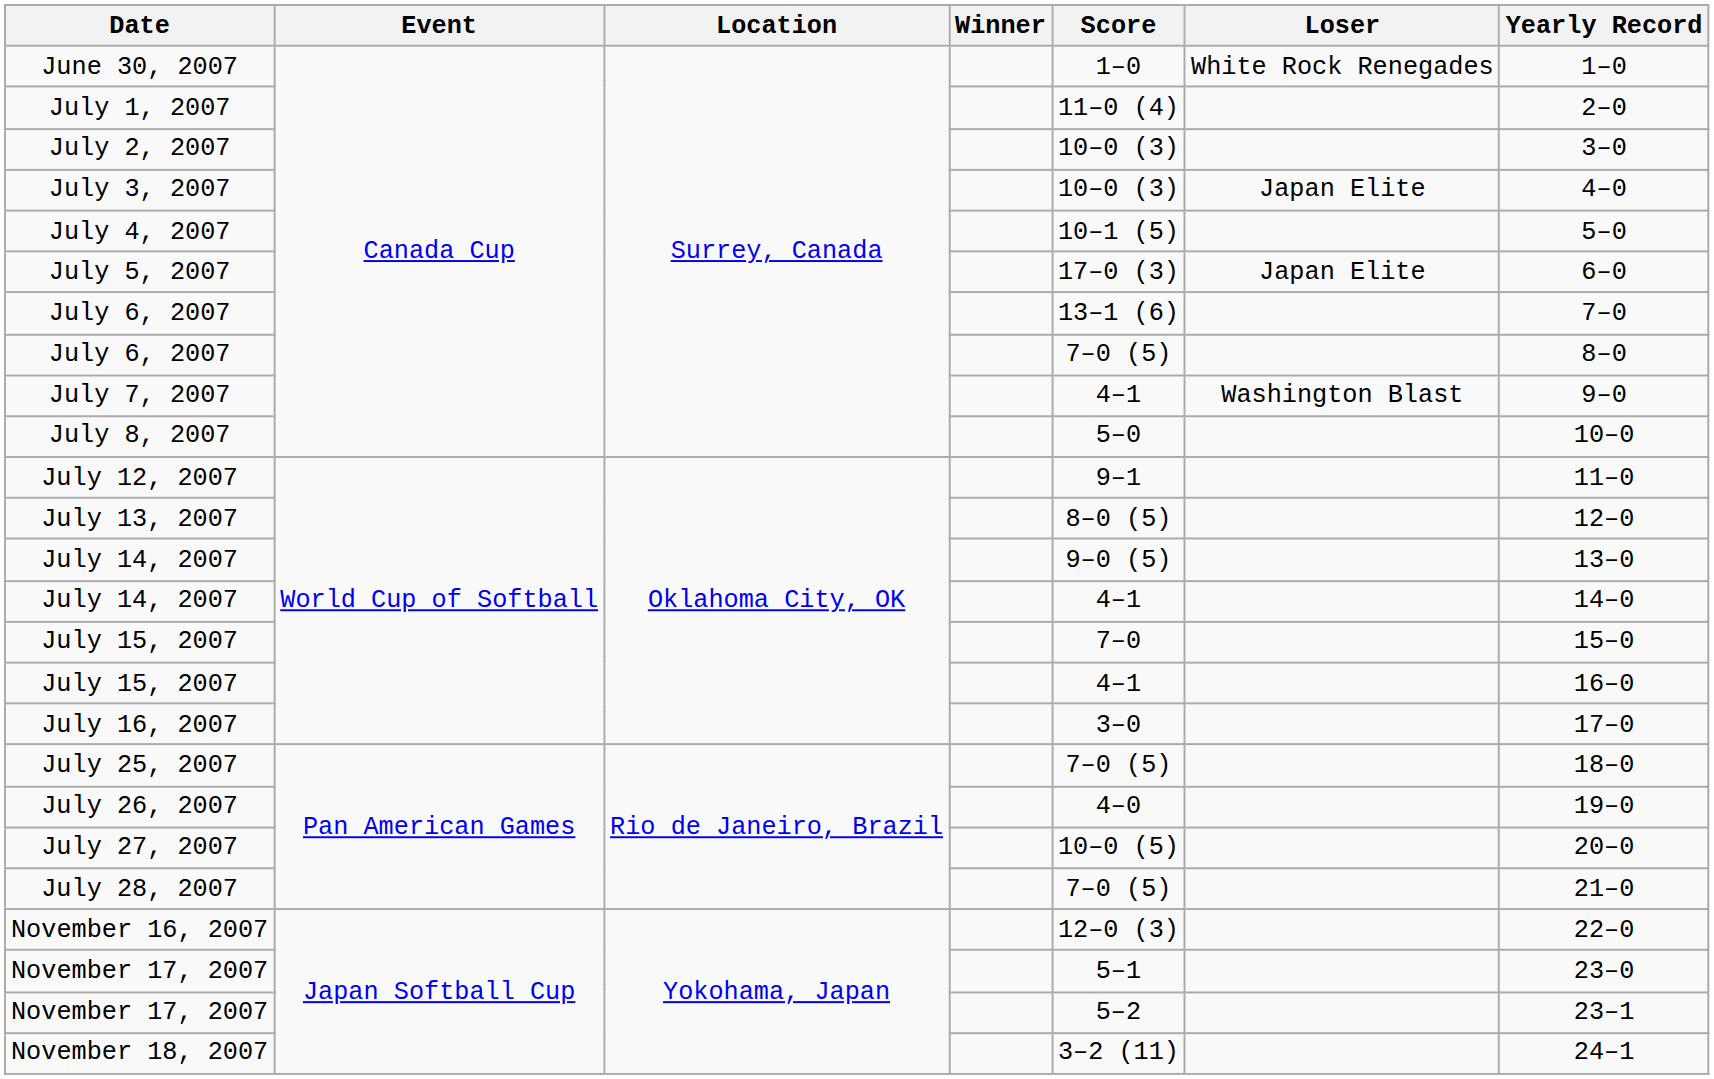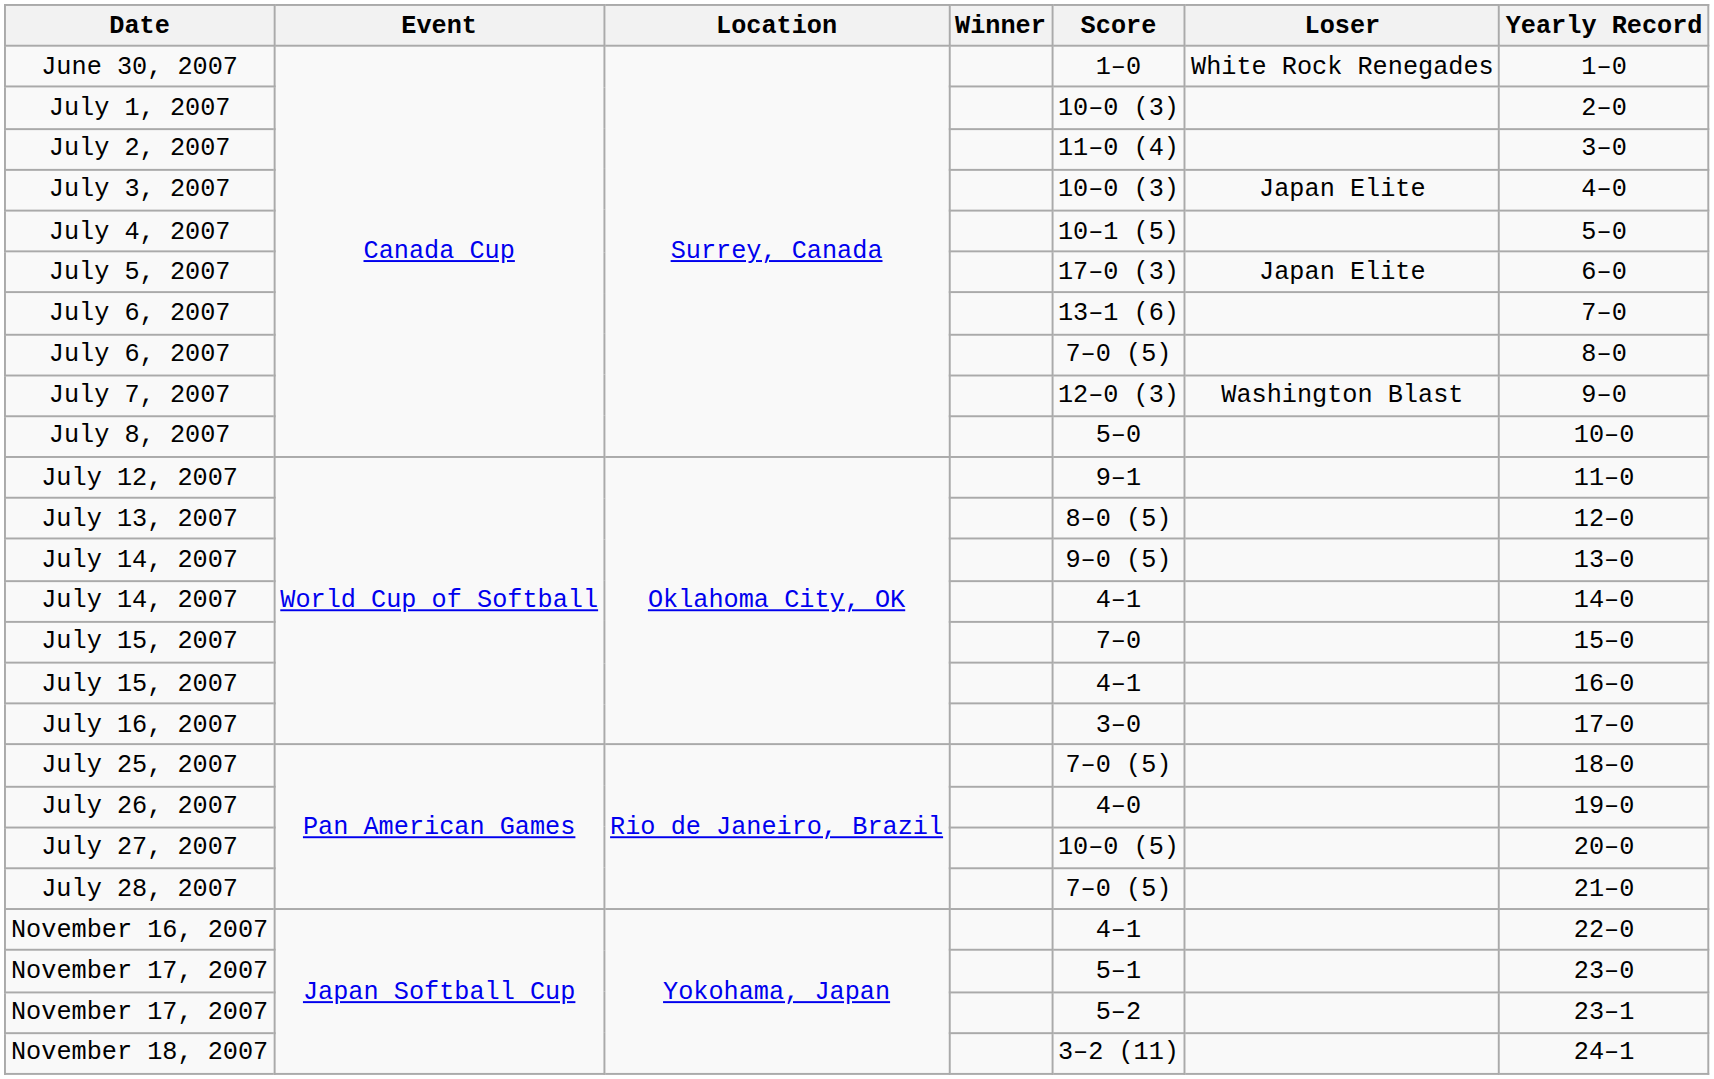(1118, 108) 11–0 (4) -> (1118, 108) 10–0 (3)
(1118, 149) 10–0 (3) -> (1118, 149) 11–0 (4)
(1118, 395) 4–1 -> (1118, 395) 12–0 (3)
(1118, 930) 12–0 (3) -> (1118, 930) 4–1
